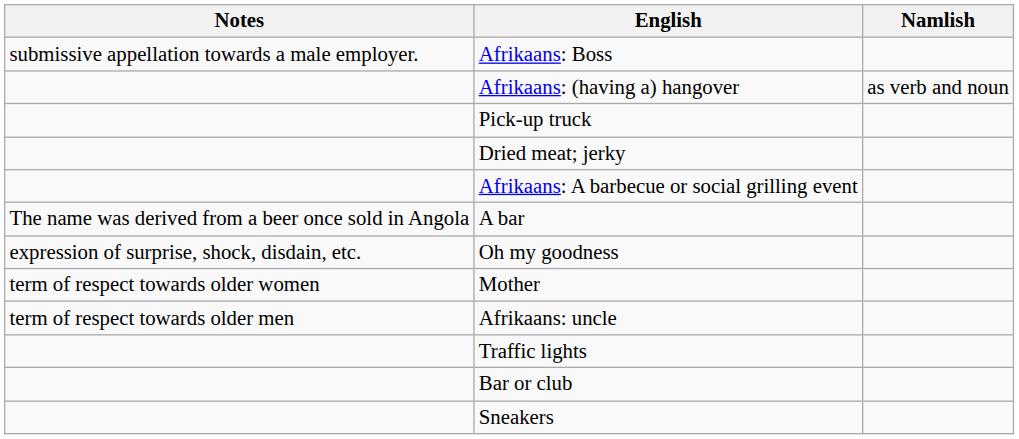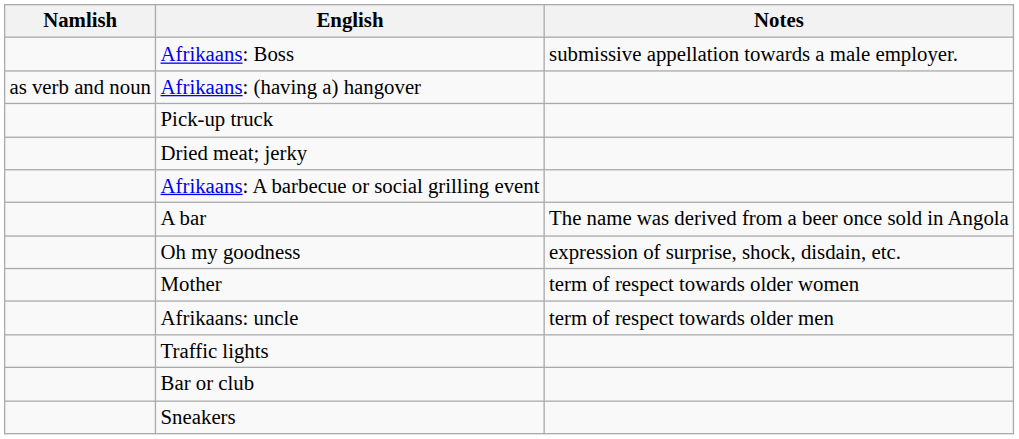columns swapped: (938, 20) <-> (239, 20)
